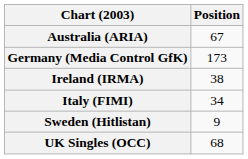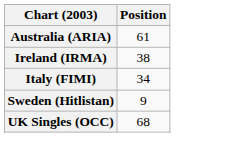(217, 36) 67 -> (143, 36) 61
- row: (98, 57)
